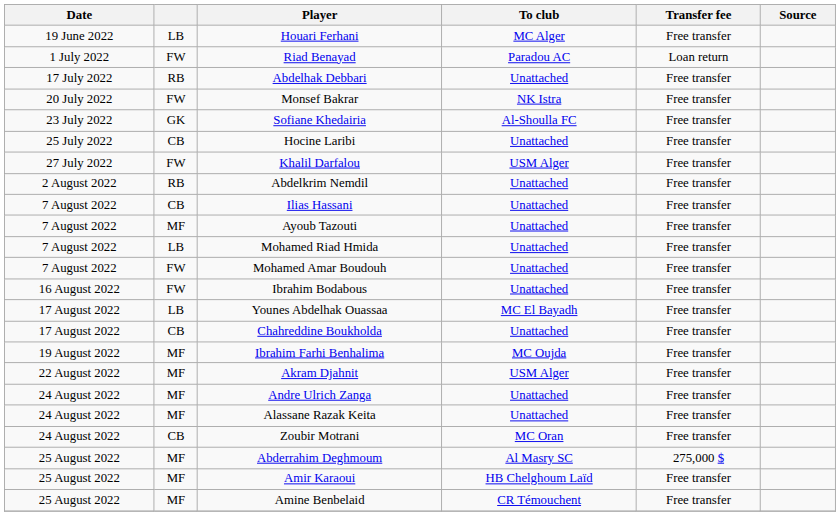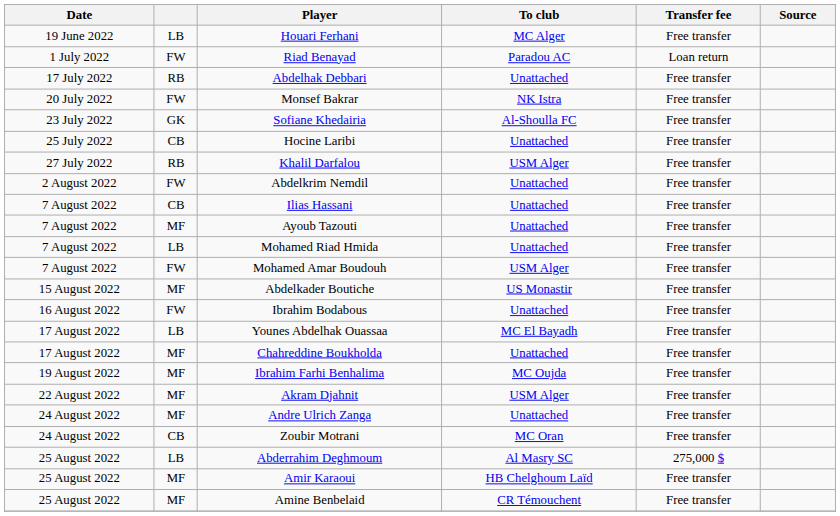(176, 162) FW -> (176, 162) RB
(176, 183) RB -> (176, 183) FW
(539, 267) Unattached -> (539, 267) USM Alger
+ row: (320, 288)
(176, 331) CB -> (176, 352) MF
- row: (320, 415)
(176, 457) MF -> (176, 457) LB
